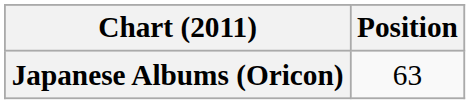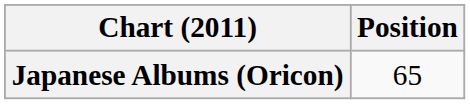(407, 74) 63 -> (407, 74) 65
